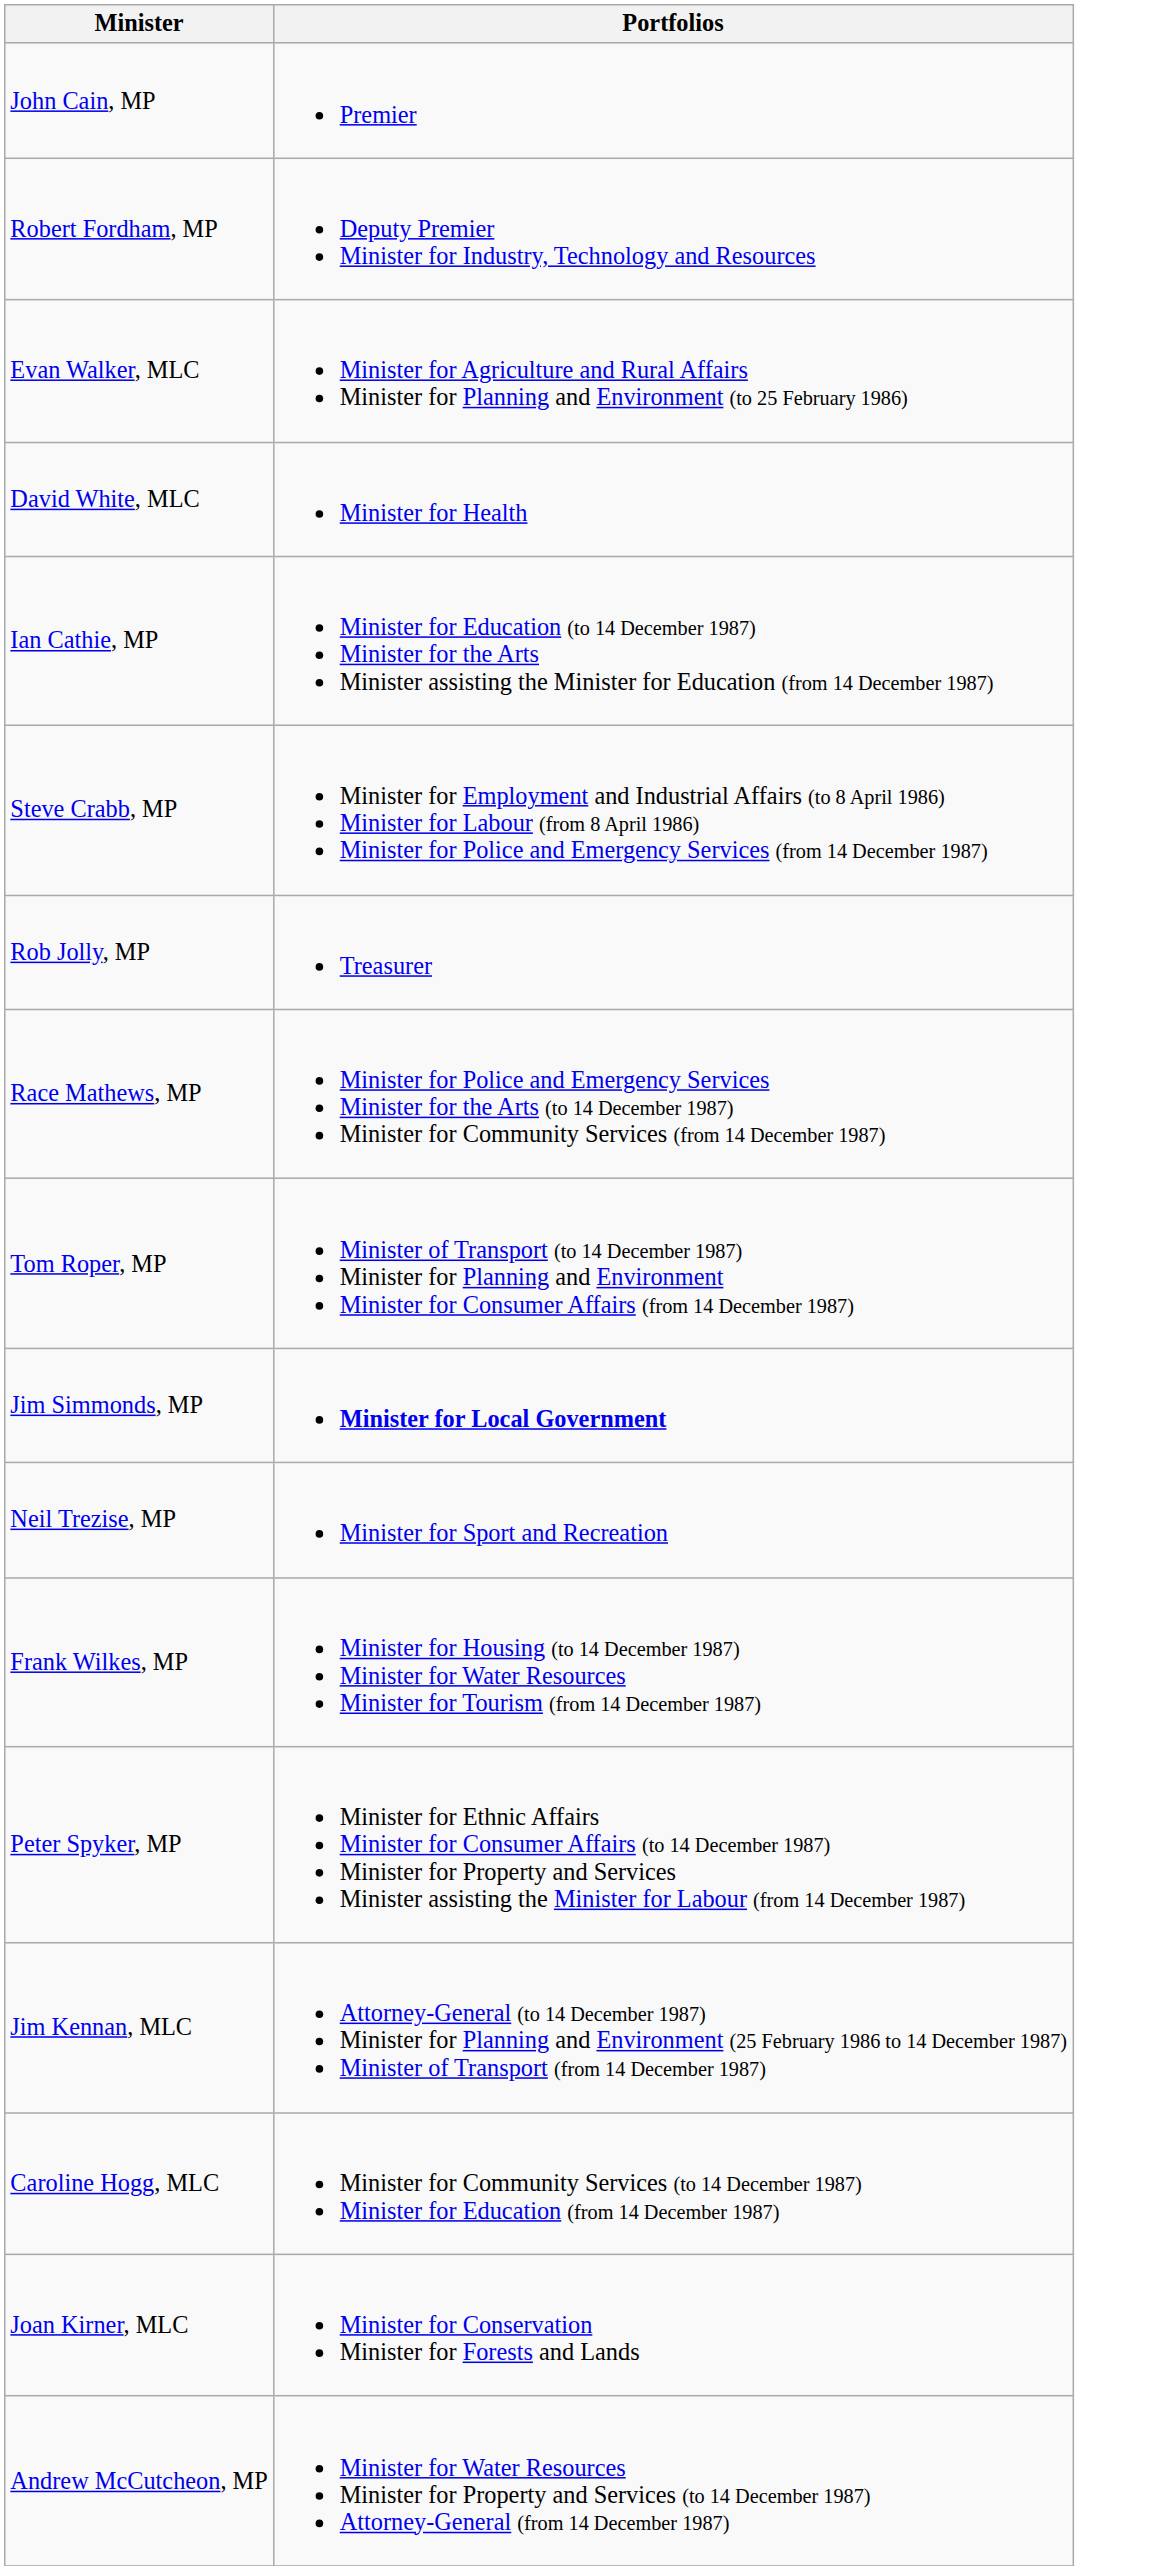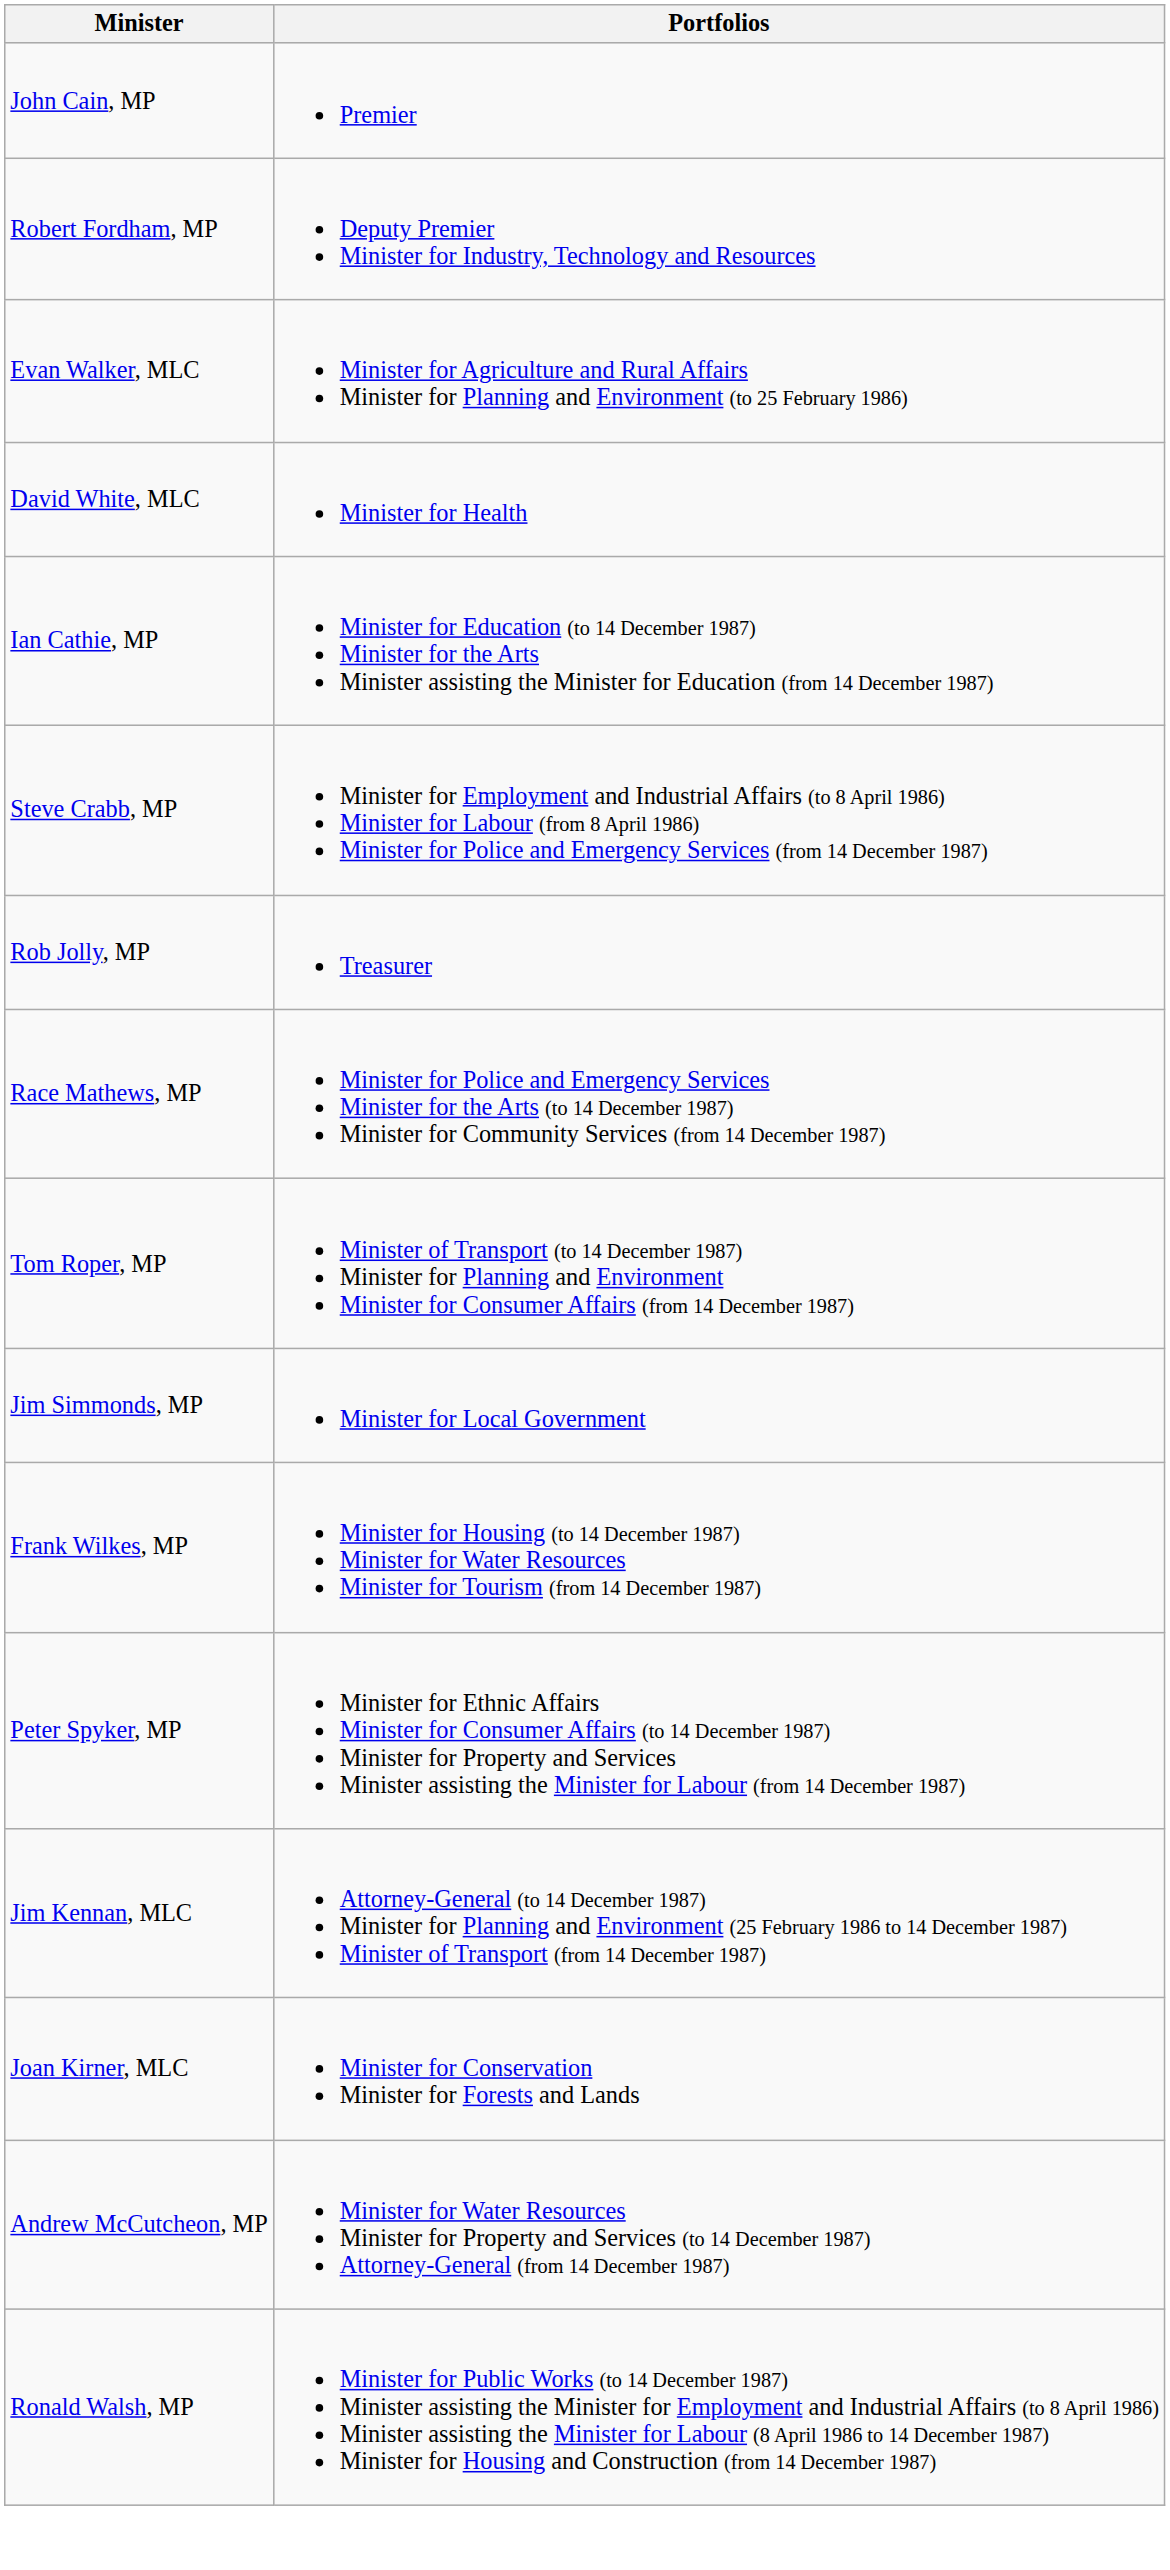(673, 1419) bold -> (719, 1419) normal
- row: (93, 1519)
- row: (115, 2183)
+ row: (102, 2407)
